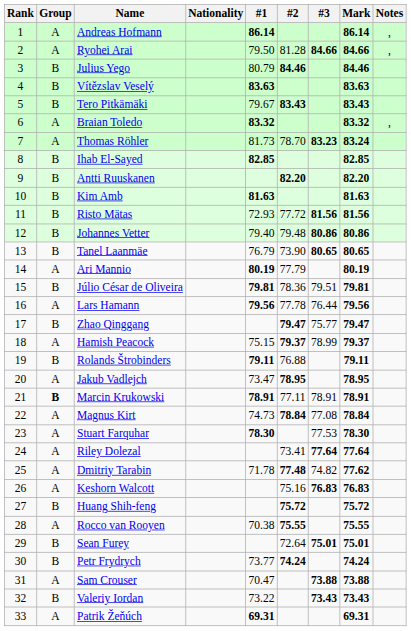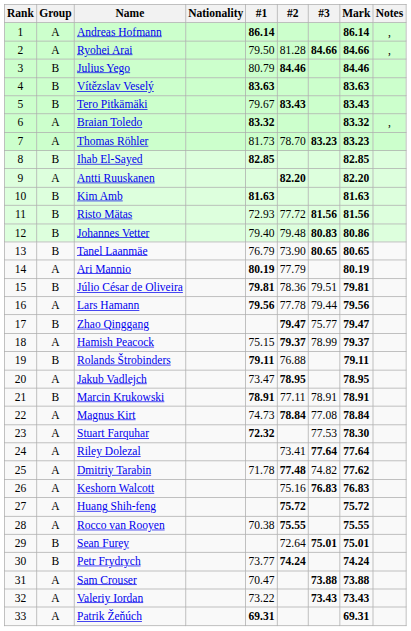(356, 141) 83.24 -> (356, 141) 83.23
(55, 178) B -> (55, 178) A
(324, 232) 80.86 -> (324, 232) 80.83
(324, 305) 76.44 -> (324, 305) 79.44
(55, 397) bold -> (55, 397) normal
(262, 433) 78.30 -> (262, 433) 72.32
(55, 506) B -> (55, 506) A
(55, 598) B -> (55, 598) A
